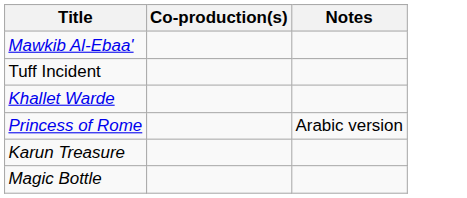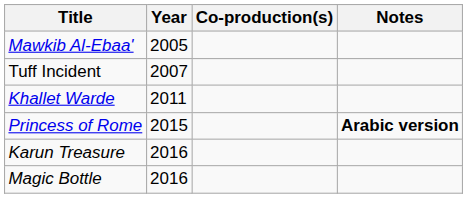+ column: (169, 17)
(349, 125) normal -> (400, 125) bold
